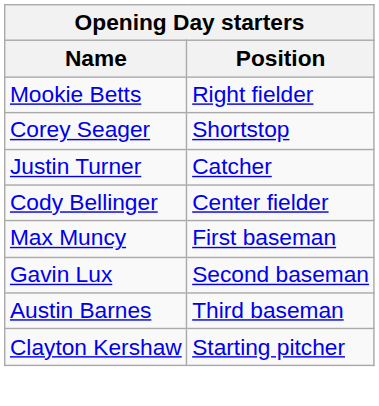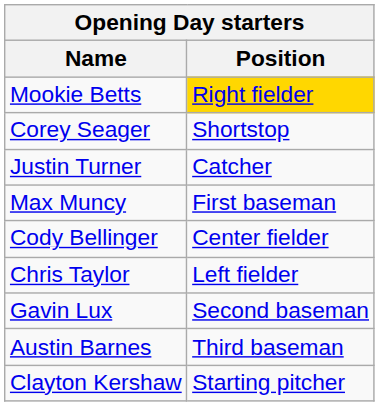(253, 94) no background -> (253, 94) gold background
rows swapped: (84, 202) <-> (68, 238)
+ row: (70, 274)
